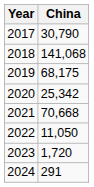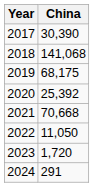(60, 34) 30,790 -> (60, 34) 30,390
(60, 93) 25,342 -> (60, 93) 25,392
